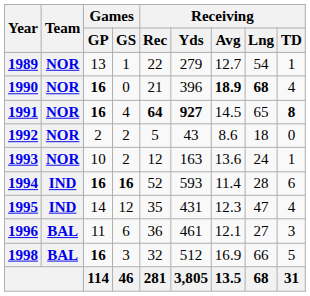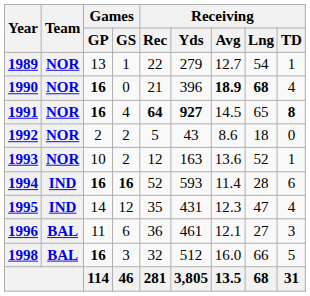(261, 159) 24 -> (261, 159) 52
(228, 254) 16.9 -> (228, 254) 16.0
